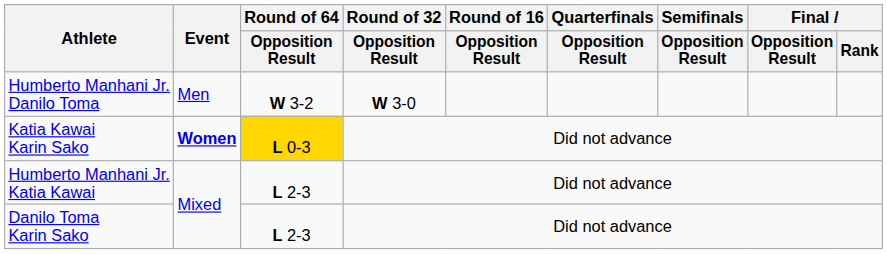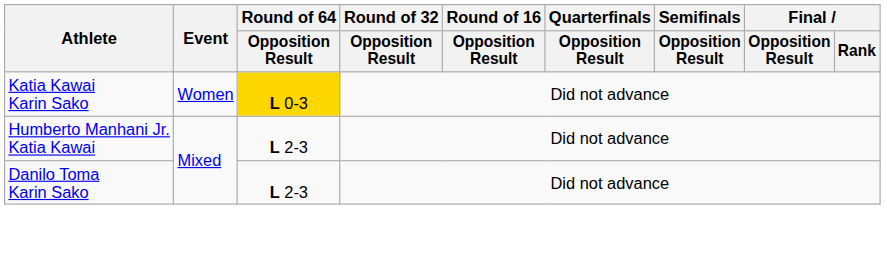- row: (89, 95)
(207, 139) bold -> (206, 95) normal
